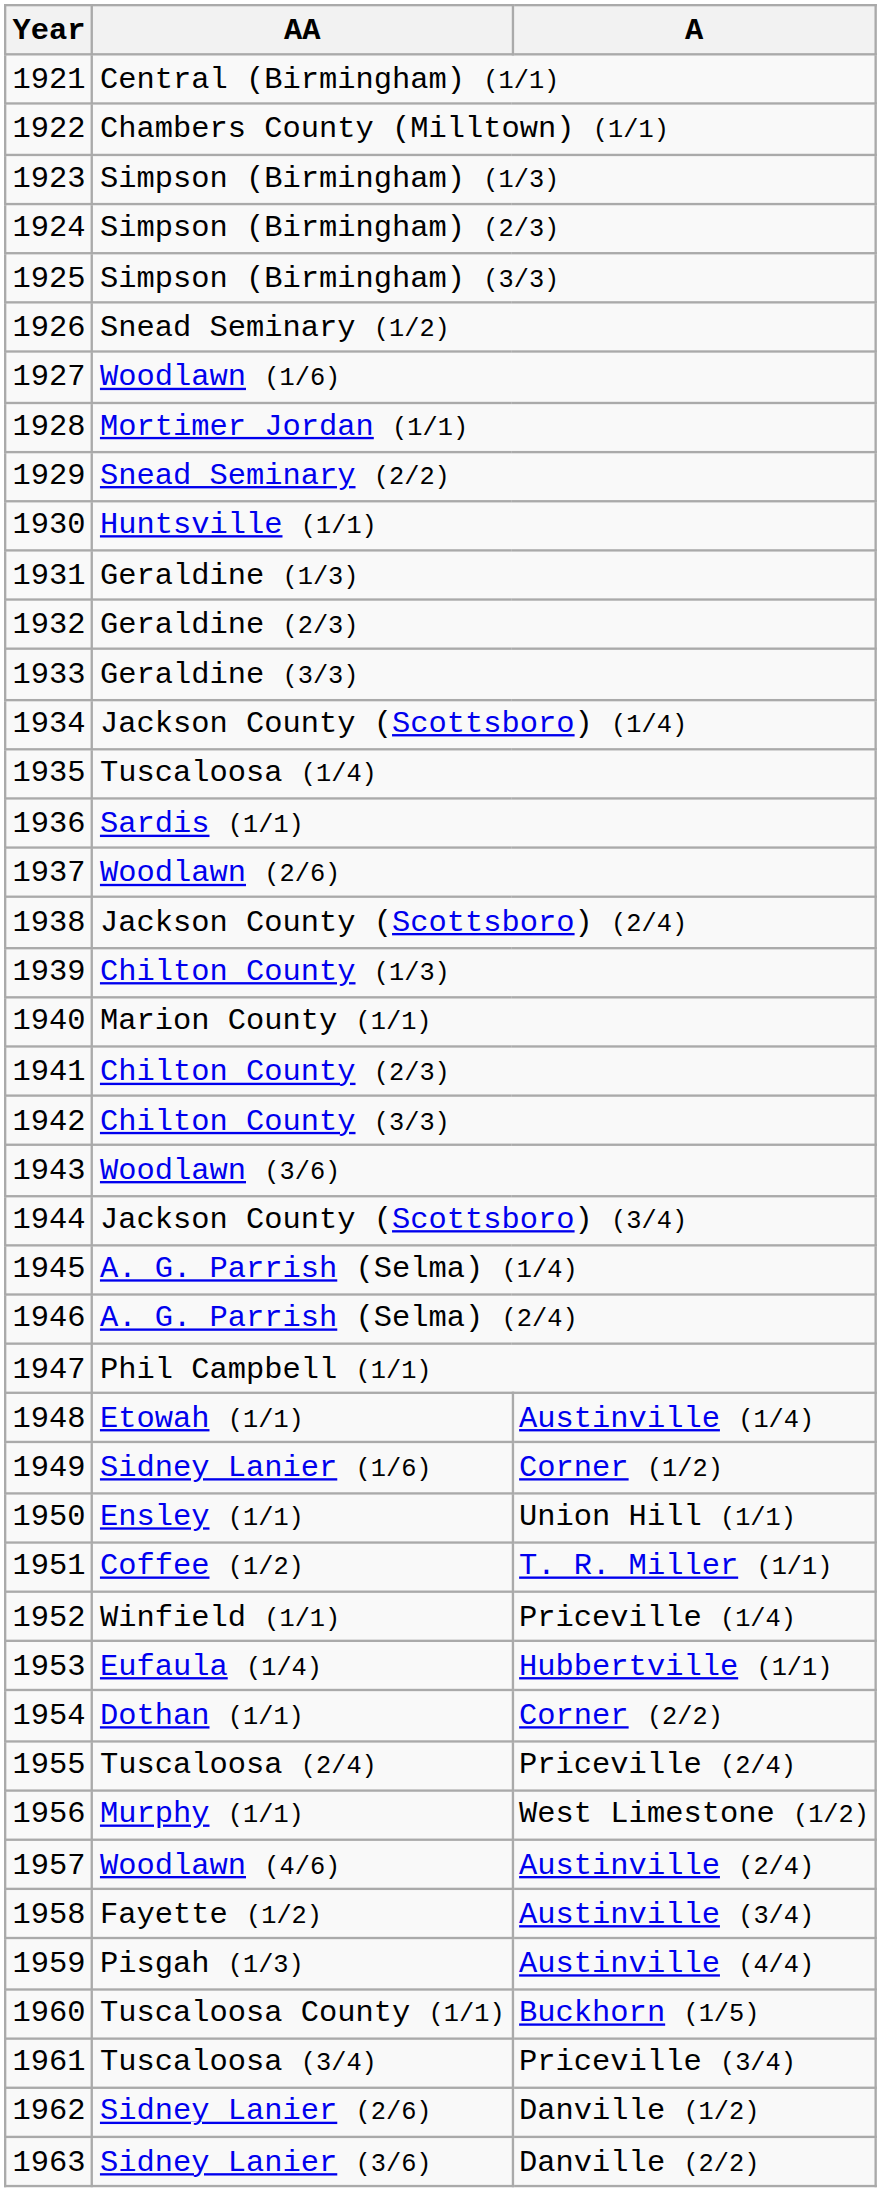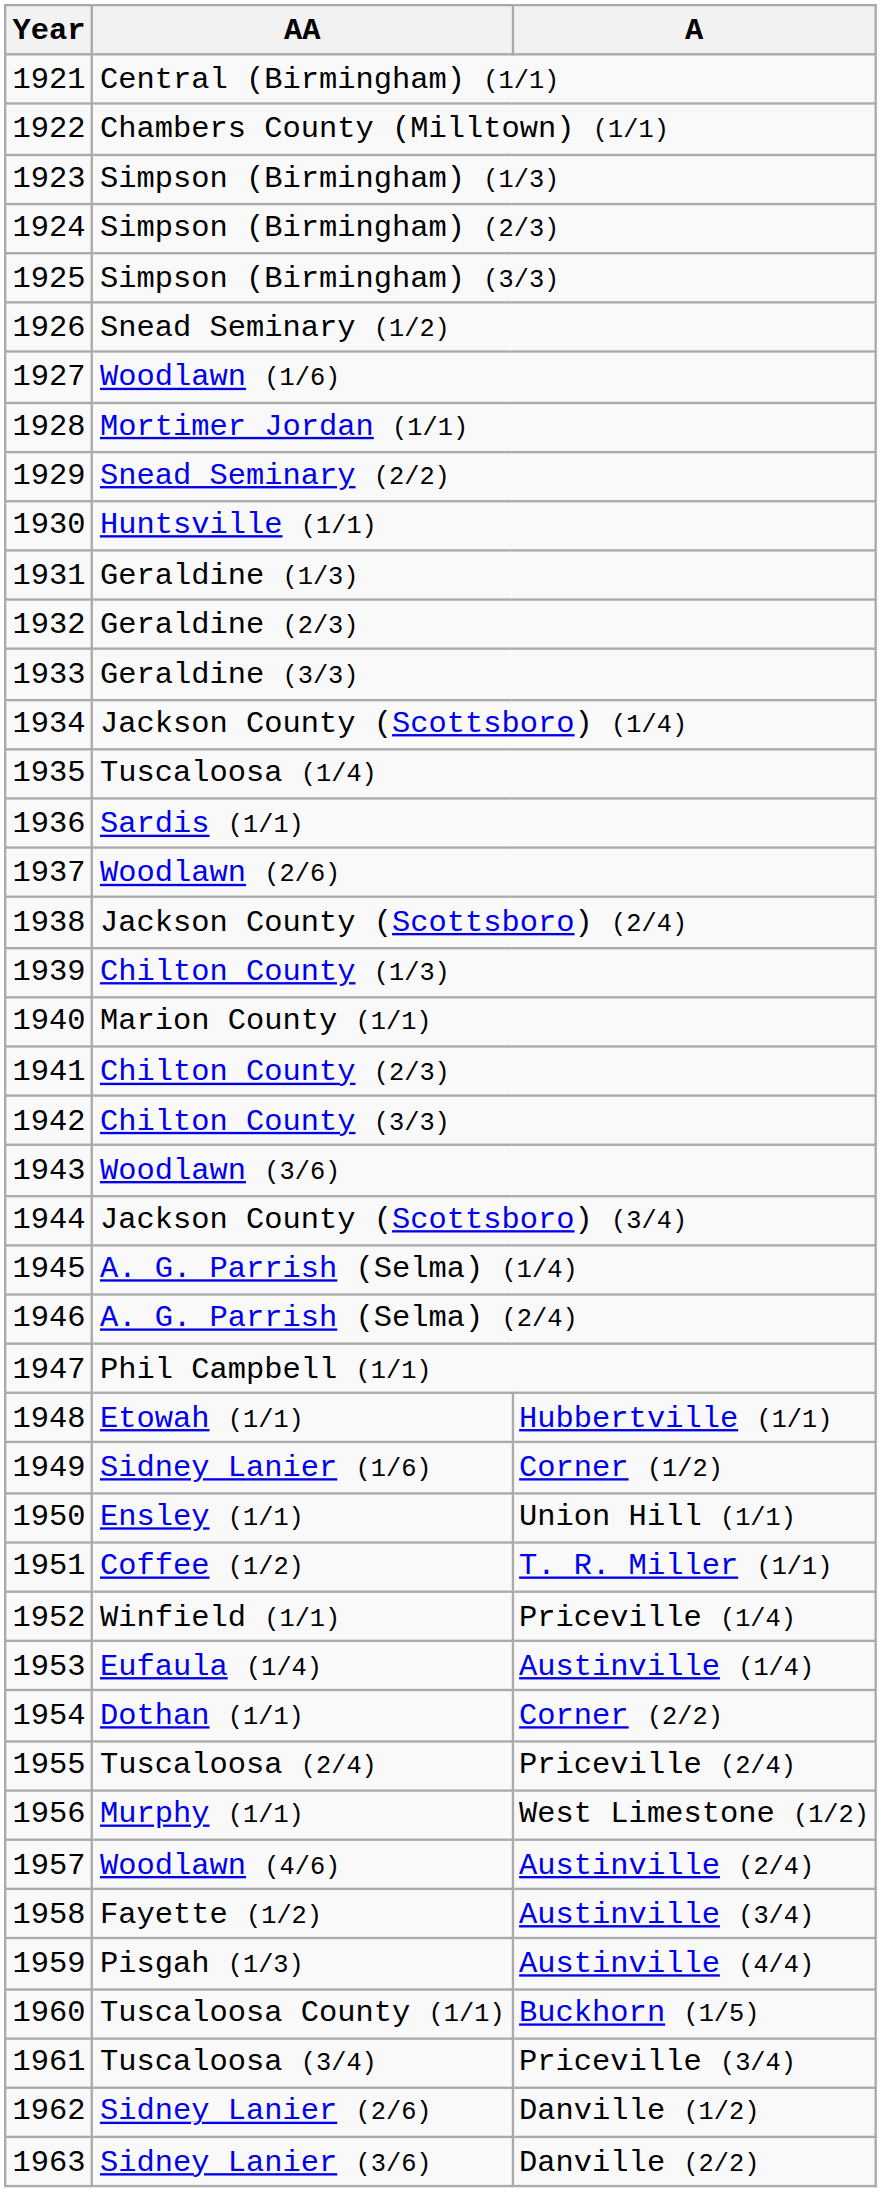(667, 1418) Austinville (1/4) -> (676, 1418) Hubbertville (1/1)
(676, 1666) Hubbertville (1/1) -> (667, 1666) Austinville (1/4)
